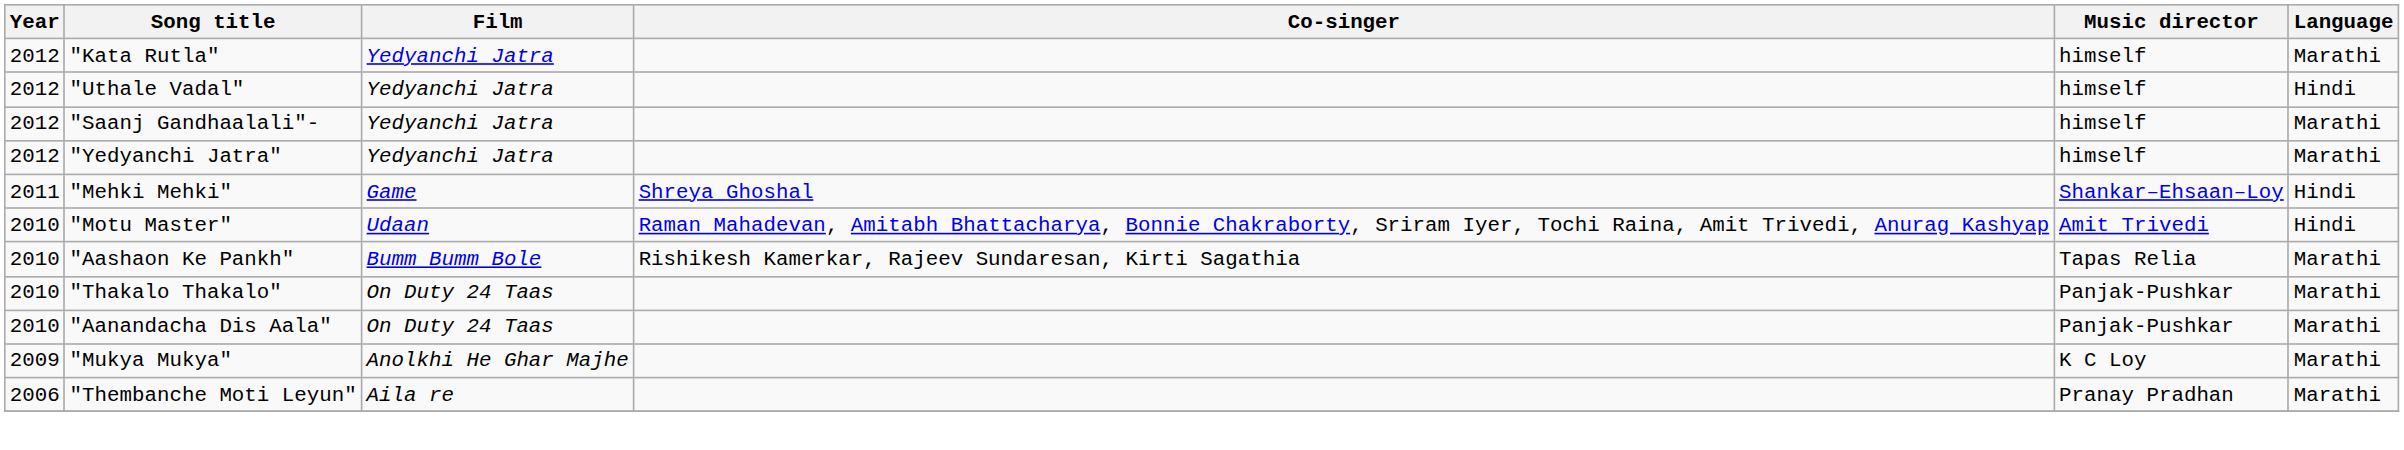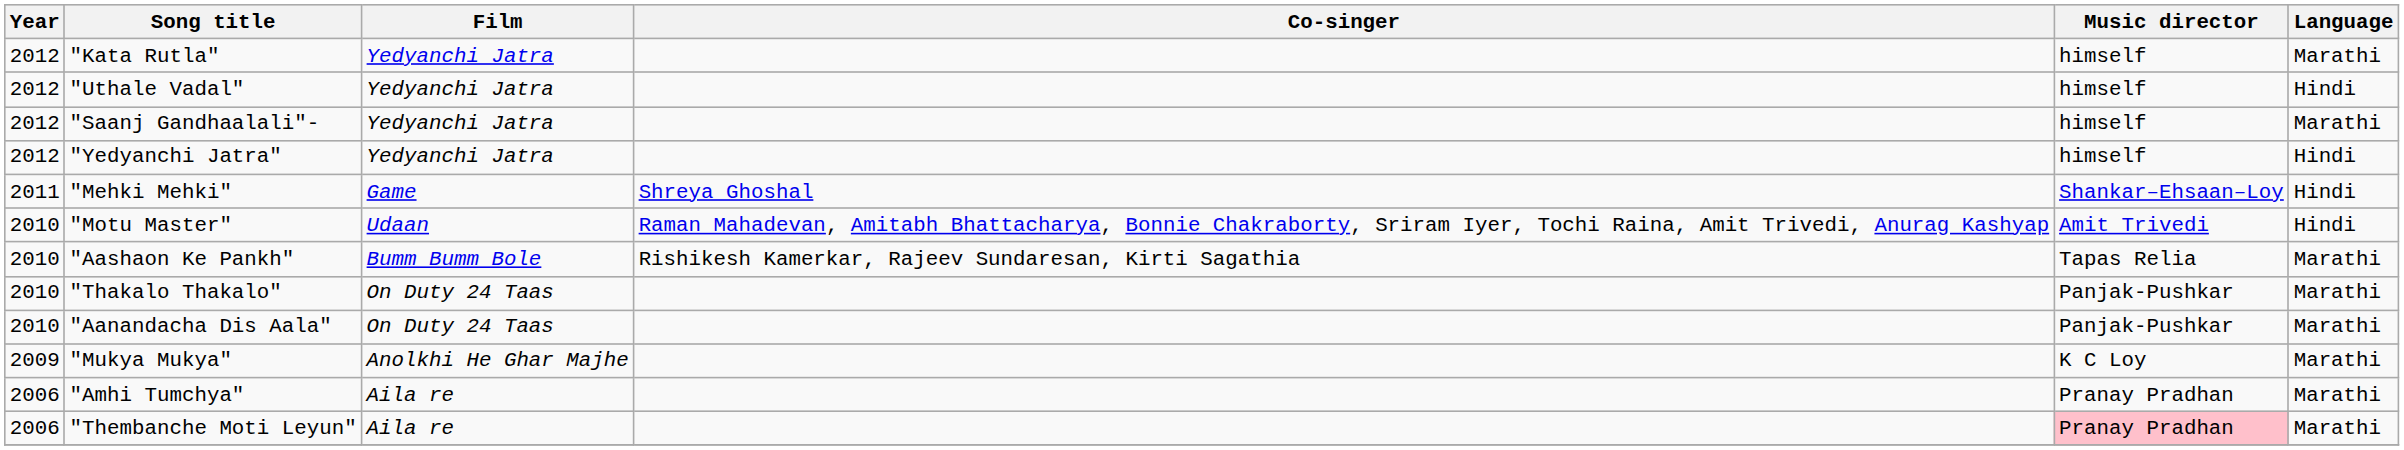(2337, 157) Marathi -> (2325, 157) Hindi
+ row: (157, 395)
(2146, 395) no background -> (2146, 429) pink background
